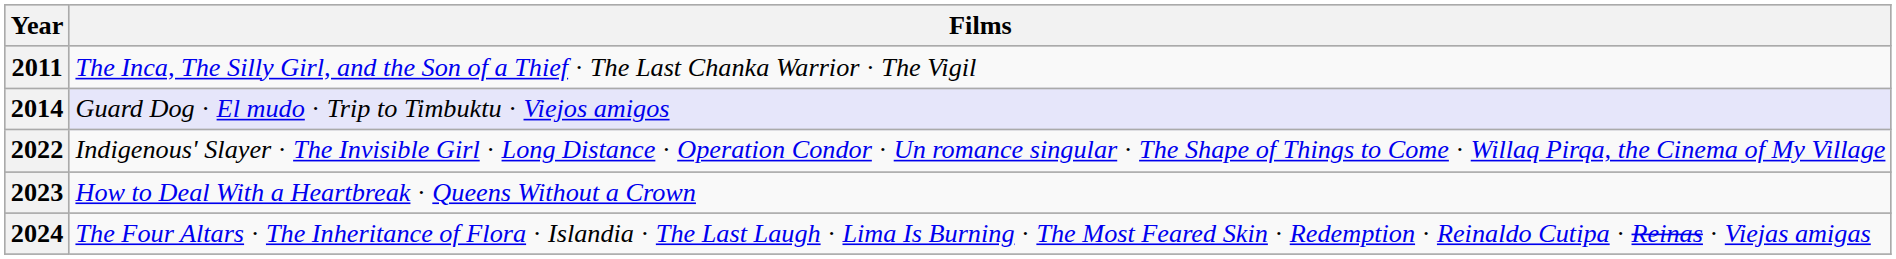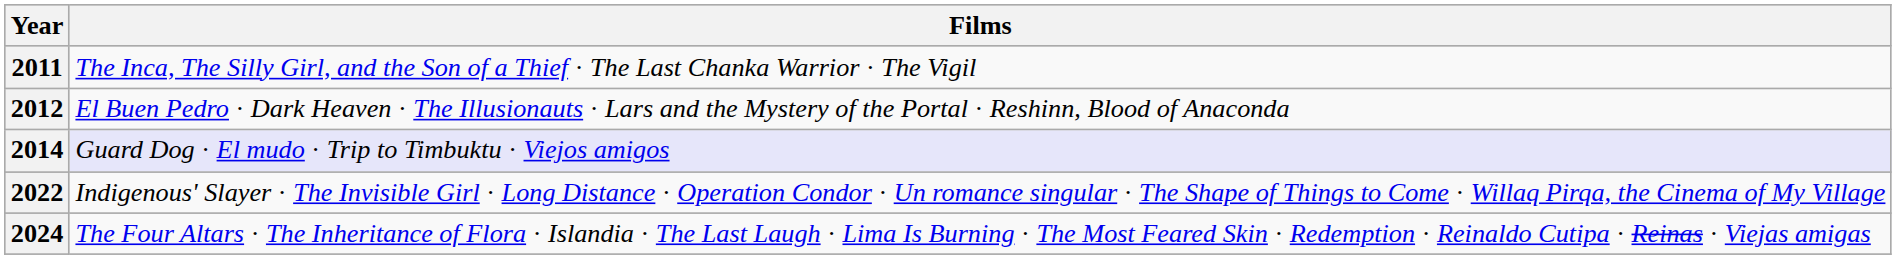+ row: (37, 108)
- row: (37, 191)
